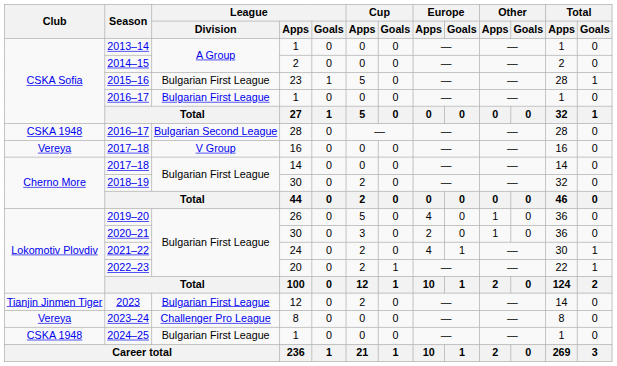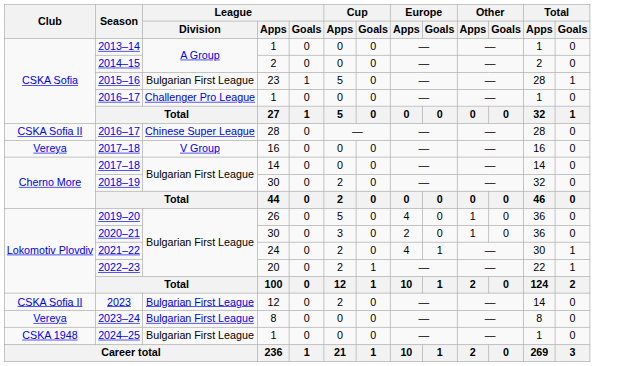(216, 98) Bulgarian First League -> (200, 98) Challenger Pro League
(55, 132) CSKA 1948 -> (50, 132) CSKA Sofia II
(216, 132) Bulgarian Second League -> (200, 132) Chinese Super League
(55, 302) Tianjin Jinmen Tiger -> (50, 302) CSKA Sofia II
(216, 319) Challenger Pro League -> (200, 319) Bulgarian First League
